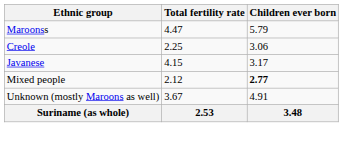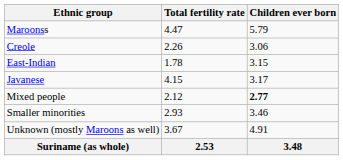(173, 46) 2.25 -> (173, 46) 2.26
+ row: (31, 63)
+ row: (46, 113)
